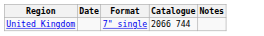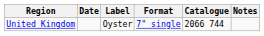+ column: (118, 11)
